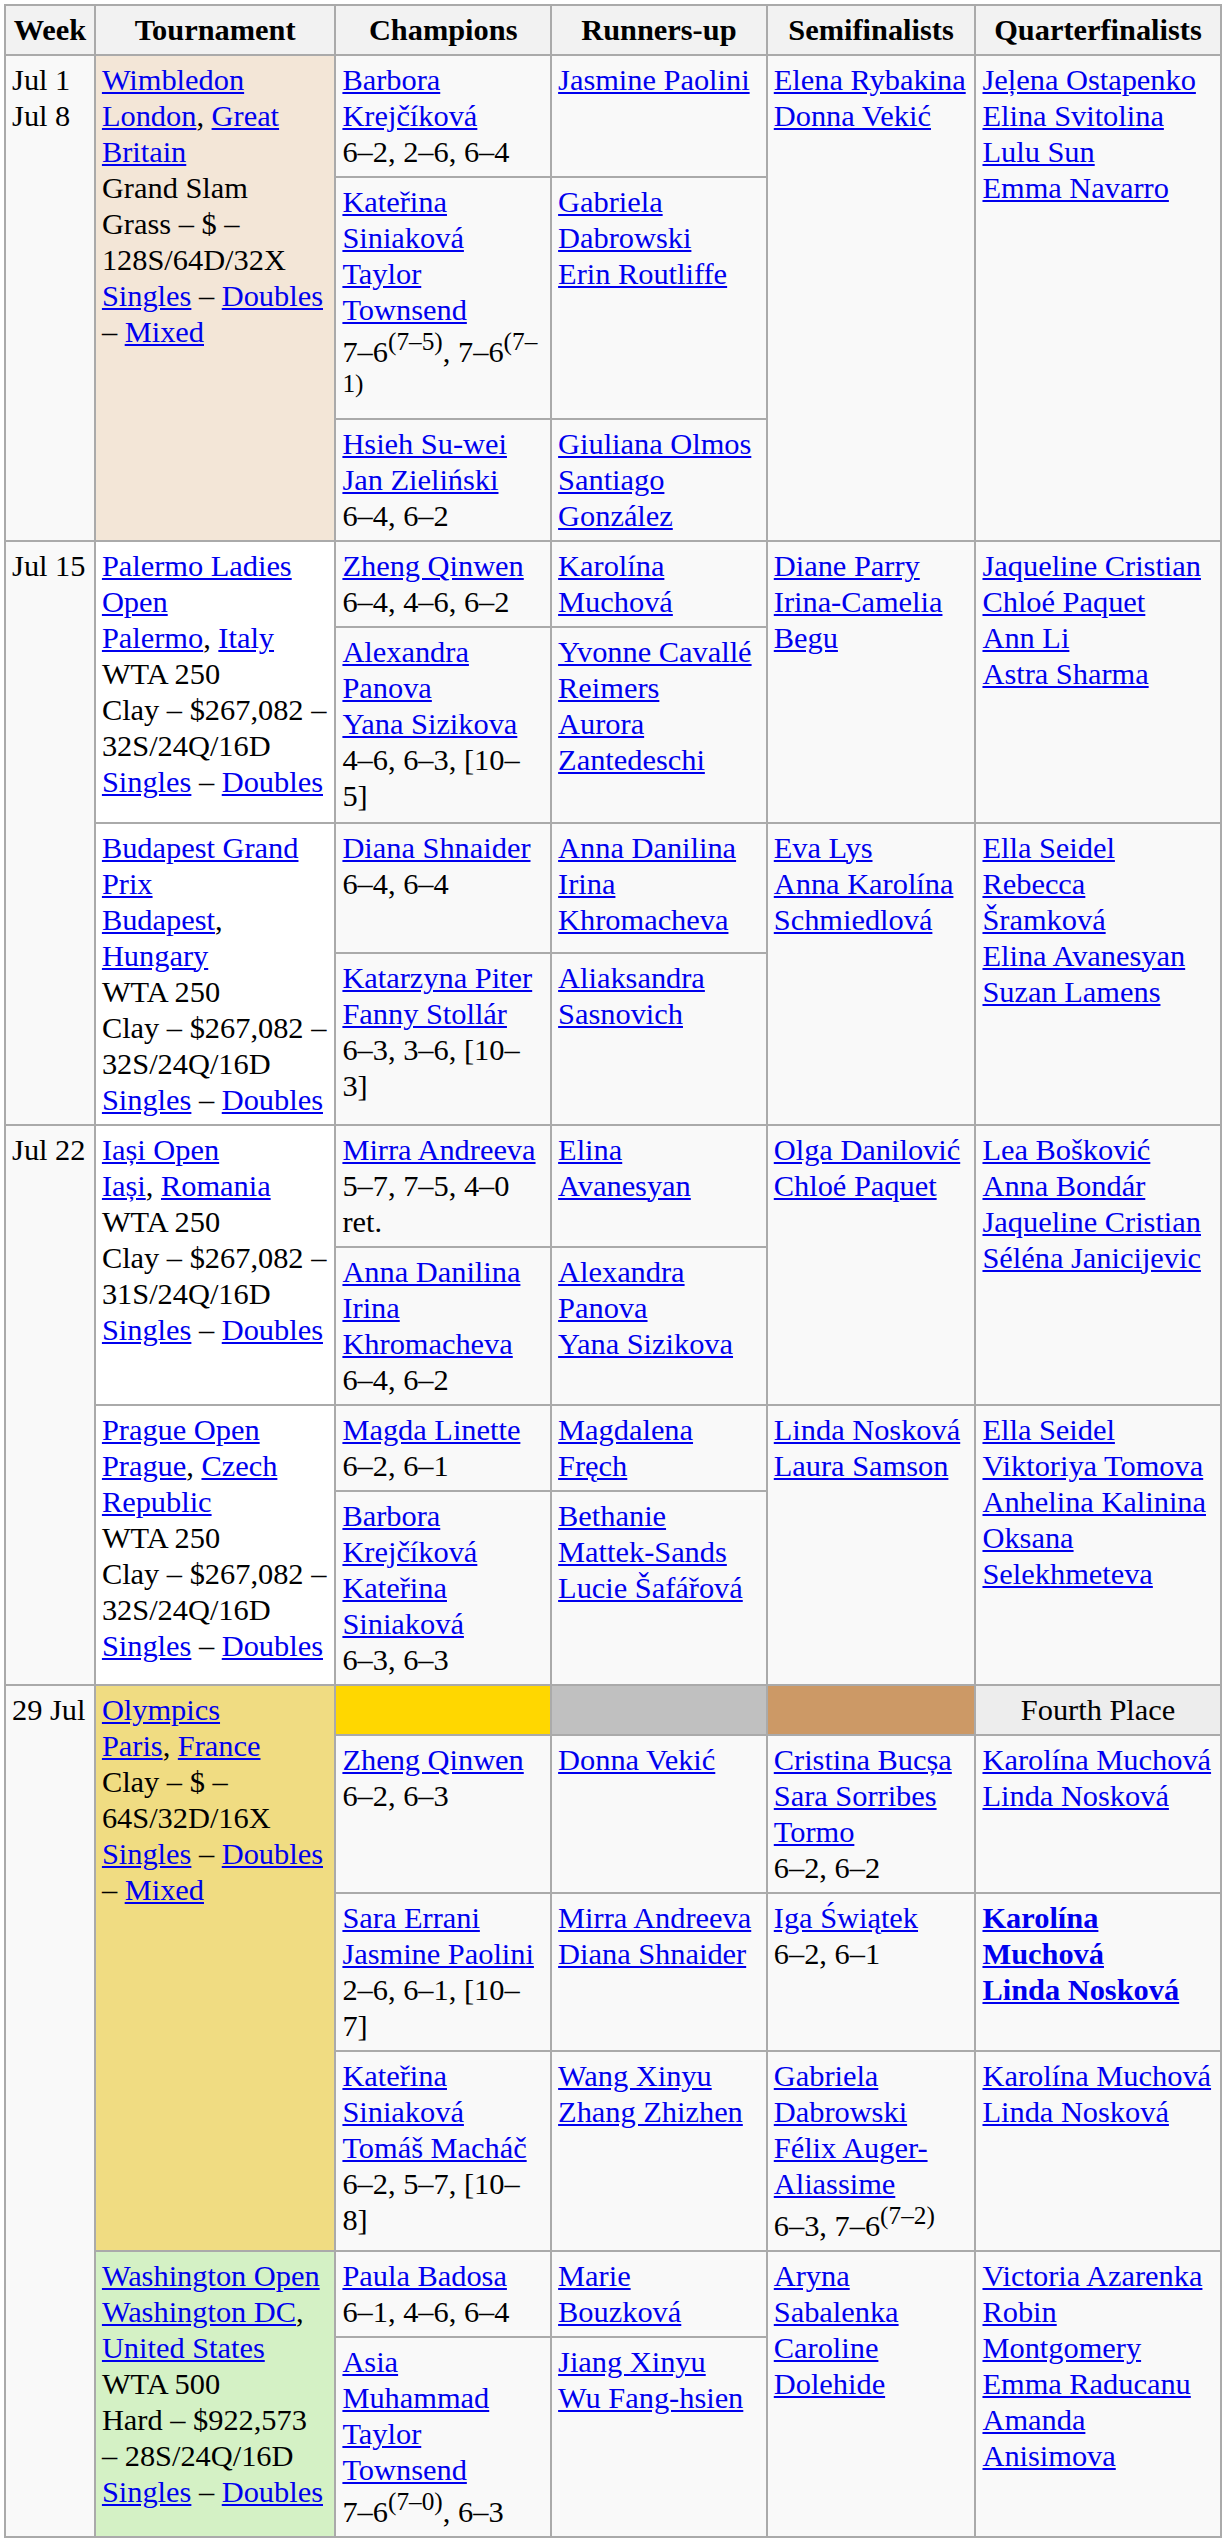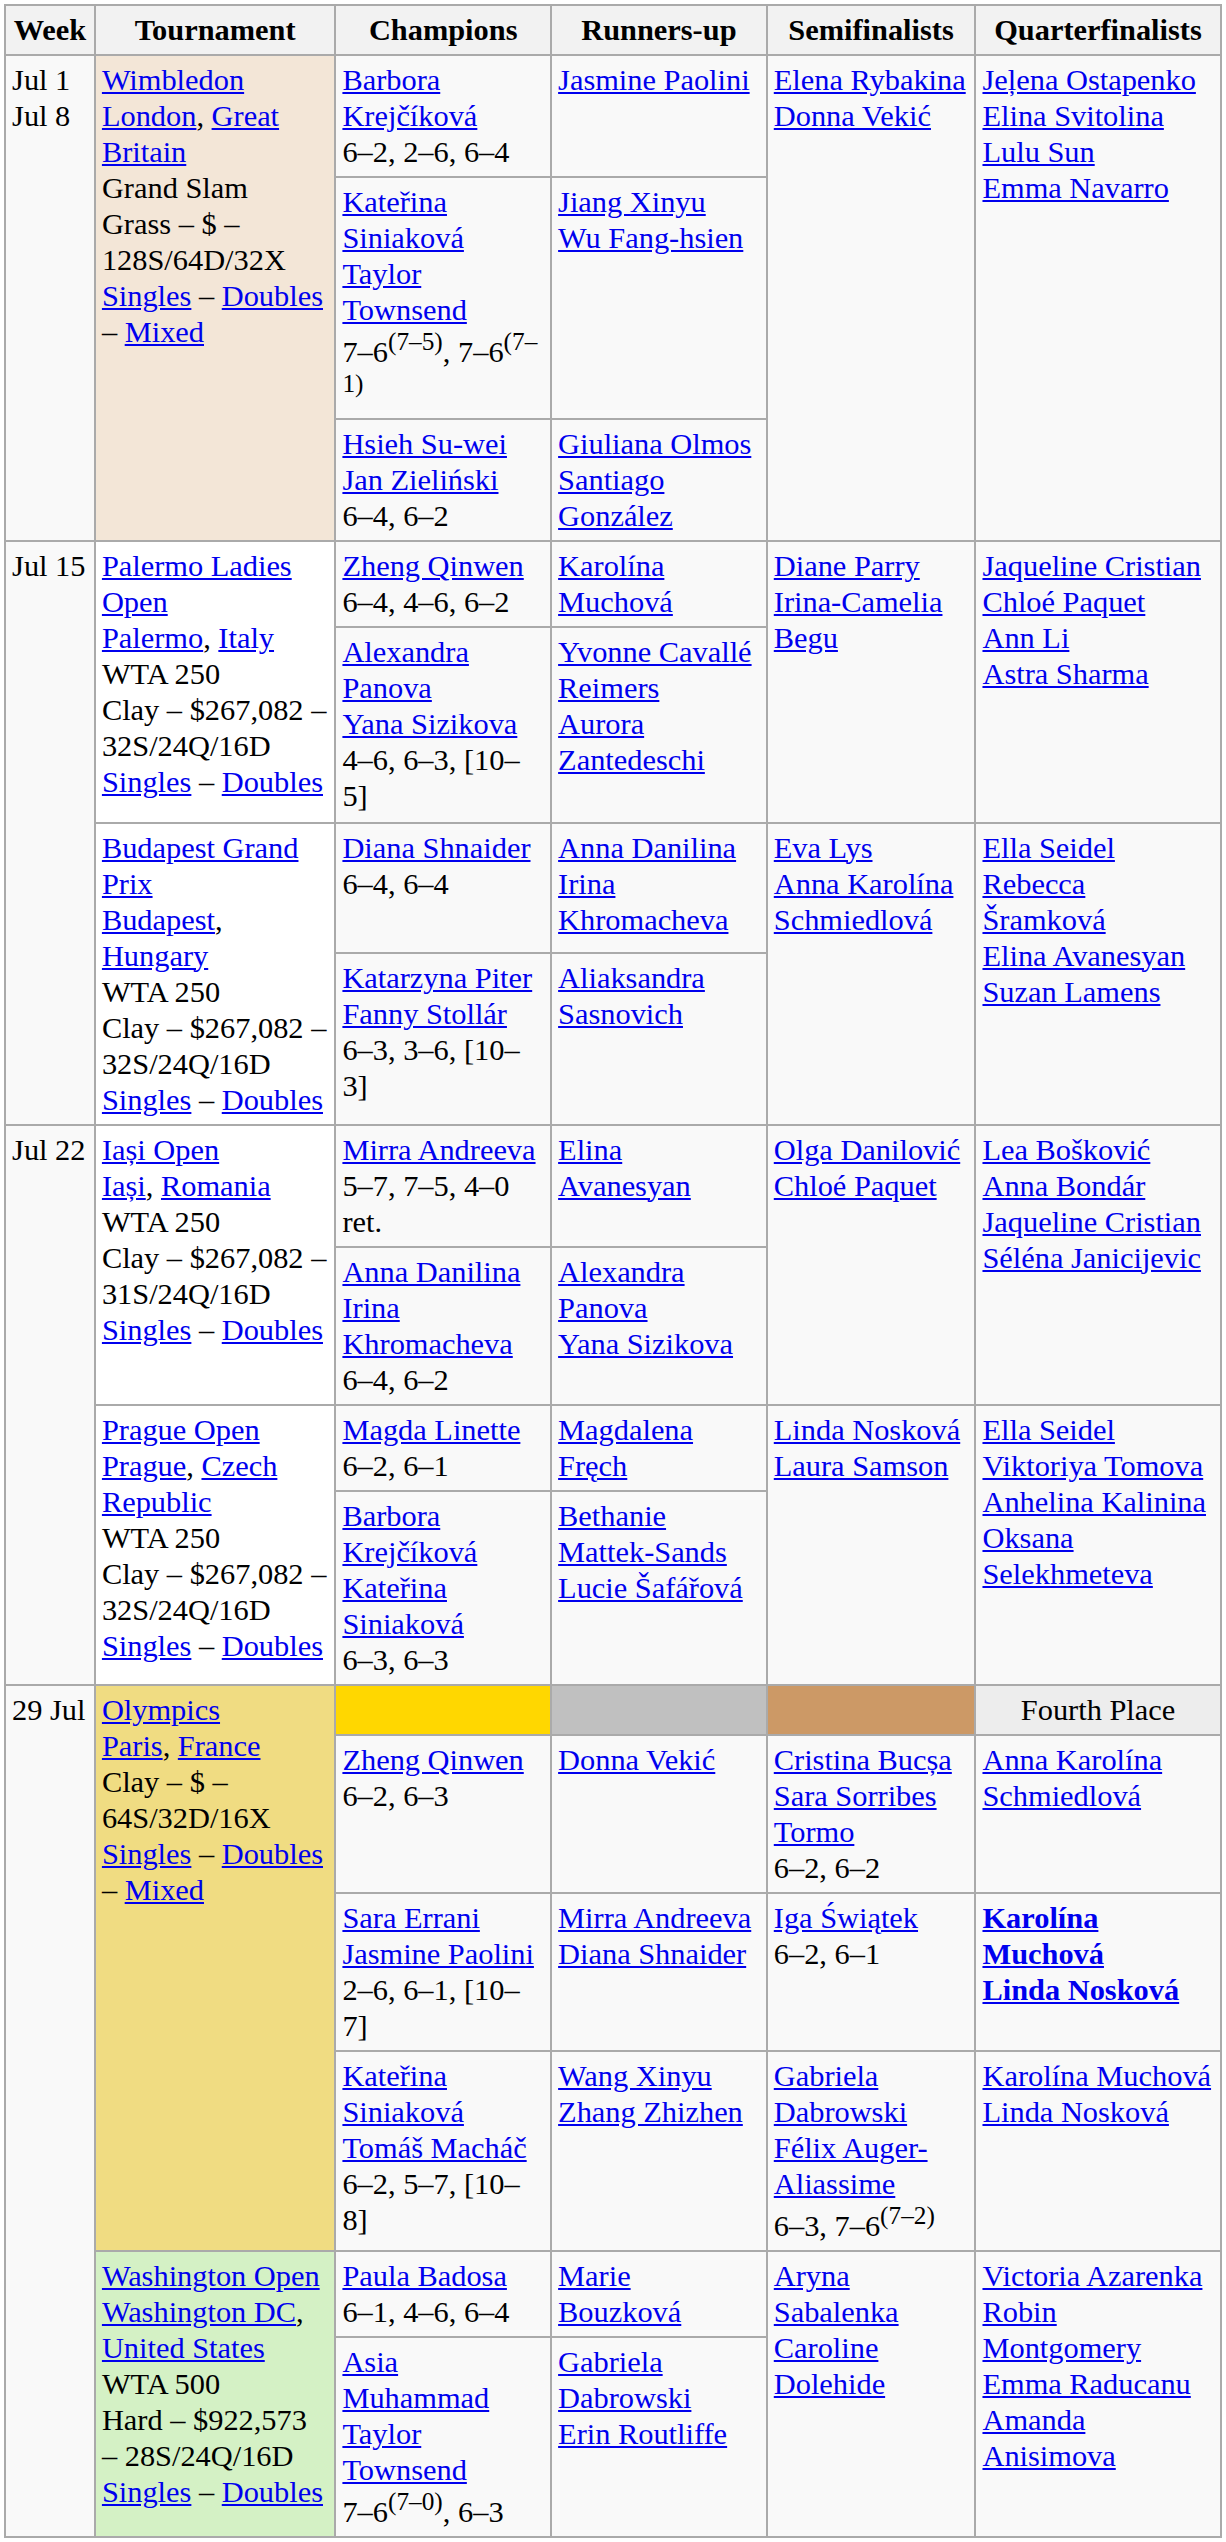(643, 238) Gabriela Dabrowski Erin Routliffe -> (651, 220) Jiang Xinyu Wu Fang-hsien
(1097, 1777) Karolína Muchová Linda Nosková -> (1072, 1777) Anna Karolína Schmiedlová
(651, 2380) Jiang Xinyu Wu Fang-hsien -> (643, 2398) Gabriela Dabrowski Erin Routliffe
